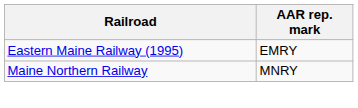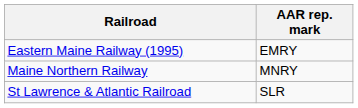+ row: (99, 92)
